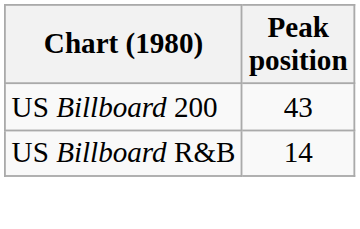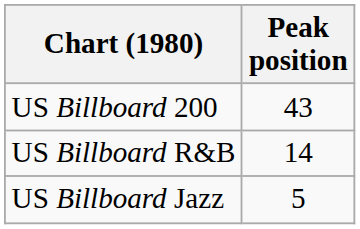+ row: (118, 198)
